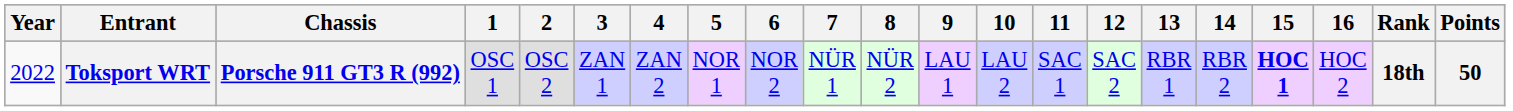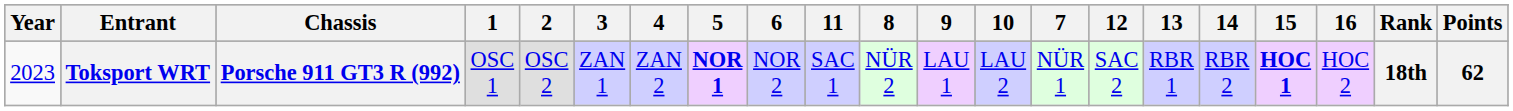columns swapped: (832, 22) <-> (1060, 22)
(33, 72) 2022 -> (33, 72) 2023
(716, 72) normal -> (717, 72) bold
(1470, 72) 50 -> (1473, 72) 62
